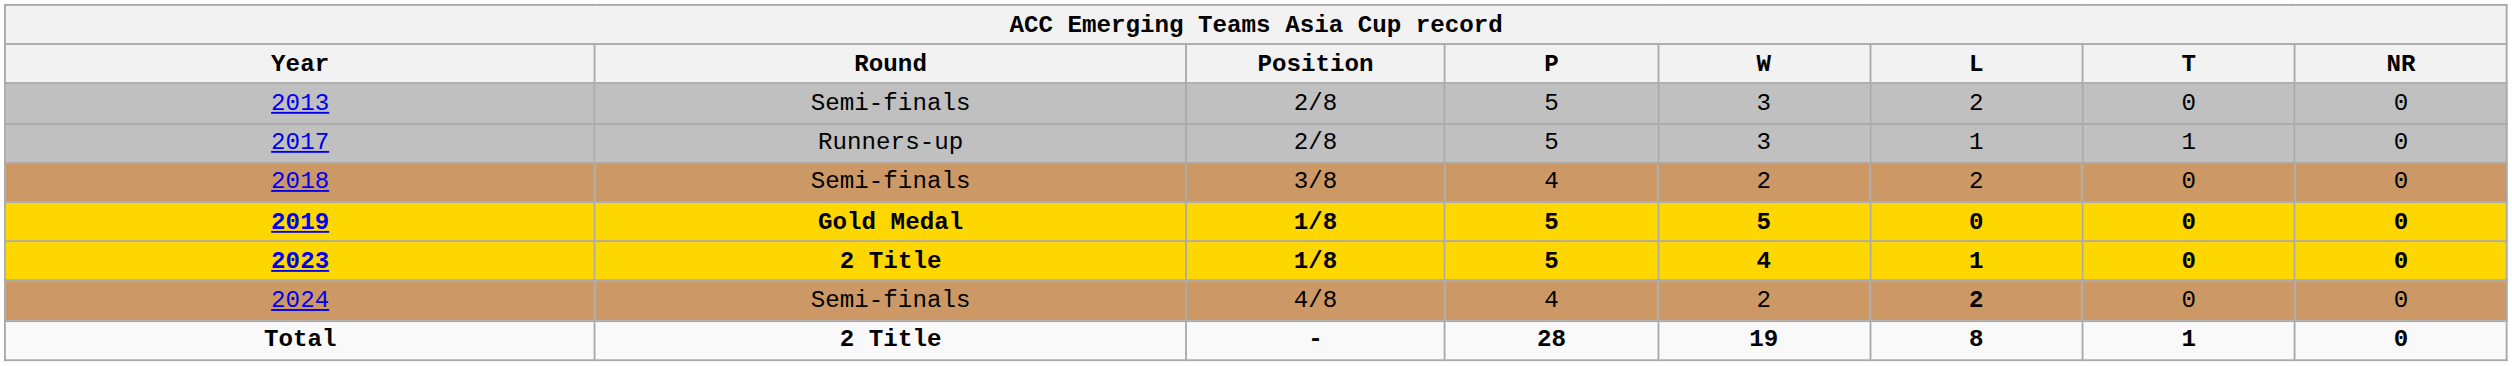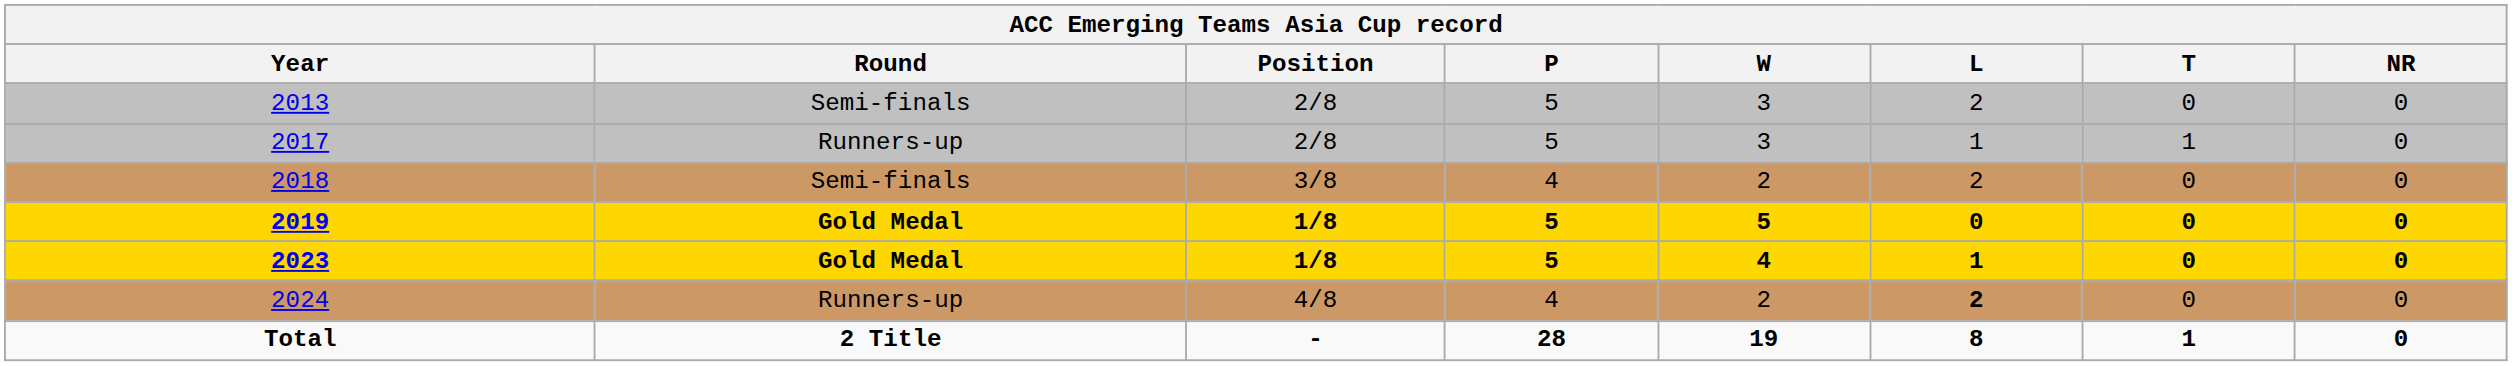(891, 261) 2 Title -> (891, 261) Gold Medal
(891, 300) Semi-finals -> (891, 300) Runners-up
